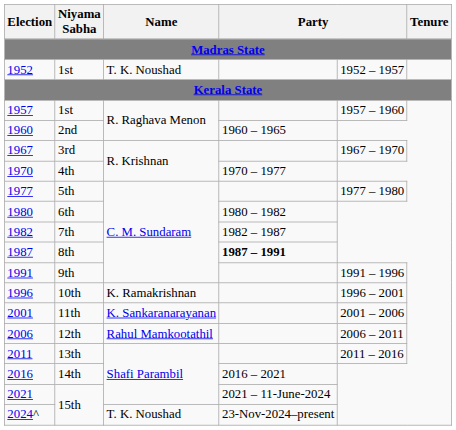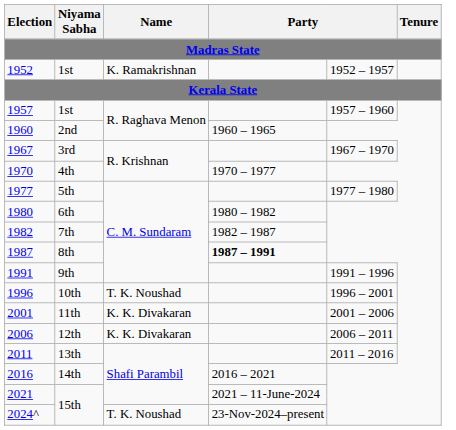(144, 69) T. K. Noushad -> (151, 69) K. Ramakrishnan
(151, 292) K. Ramakrishnan -> (144, 292) T. K. Noushad
(161, 313) K. Sankaranarayanan -> (149, 313) K. K. Divakaran
(160, 333) Rahul Mamkootathil -> (149, 333) K. K. Divakaran
